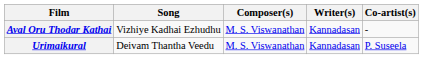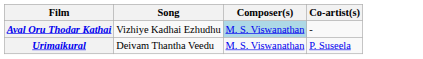- column: (335, 12)
(265, 29) no background -> (265, 29) lightblue background
